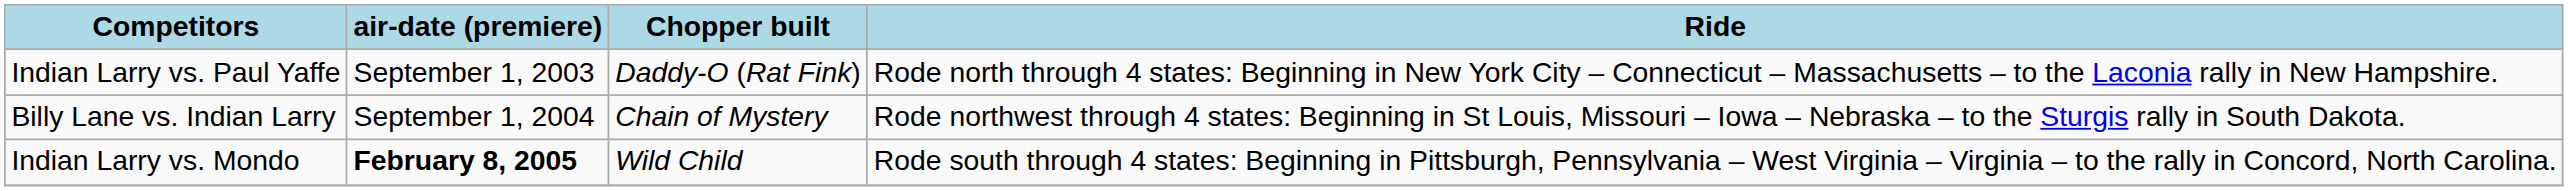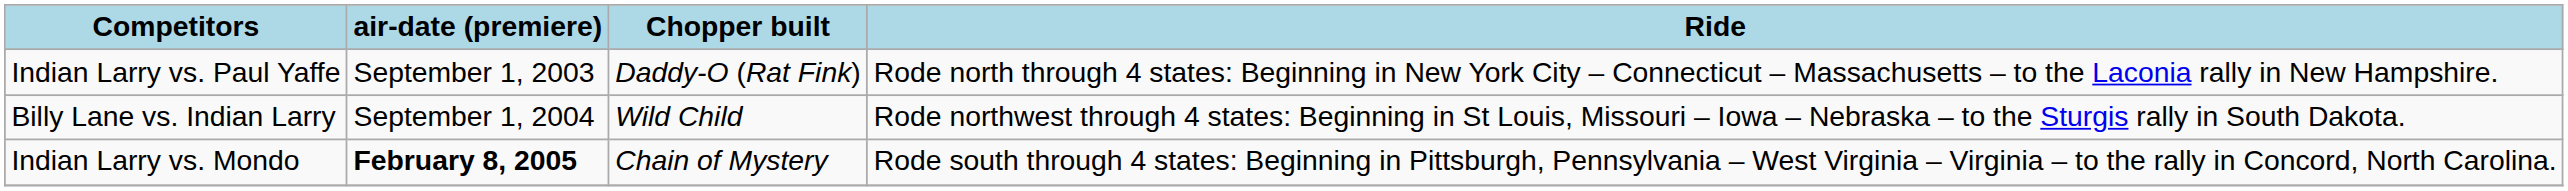(721, 116) Chain of Mystery -> (679, 116) Wild Child
(679, 161) Wild Child -> (721, 161) Chain of Mystery
